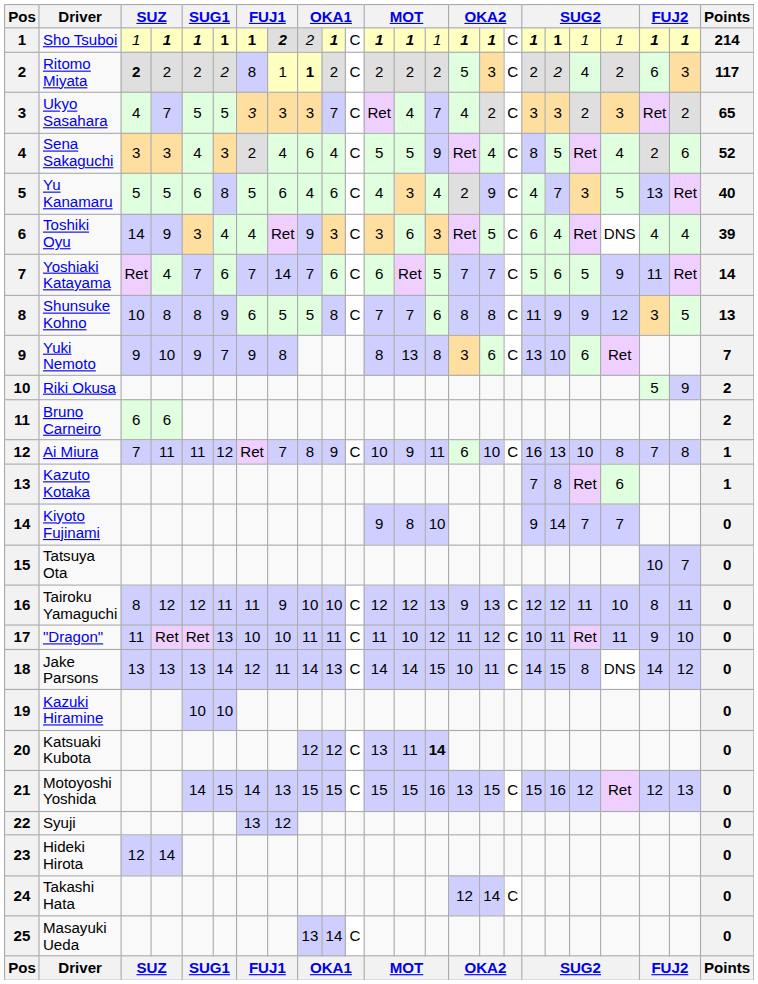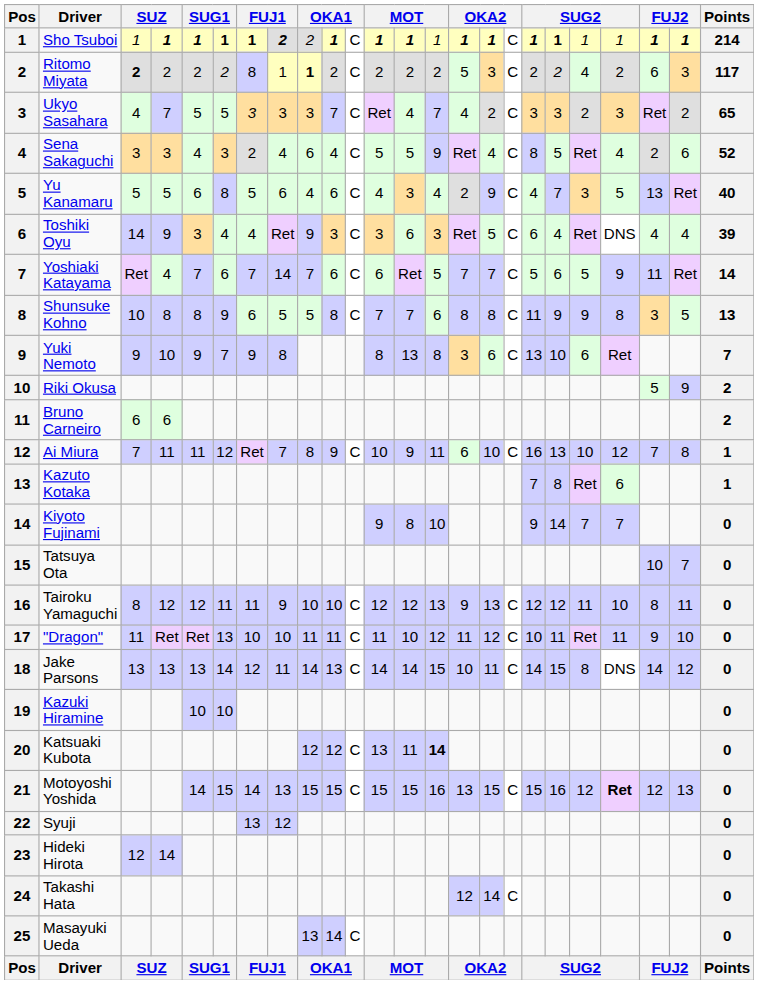(620, 315) 12 -> (620, 315) 8
(620, 451) 8 -> (620, 451) 12
(620, 790) normal -> (620, 790) bold
